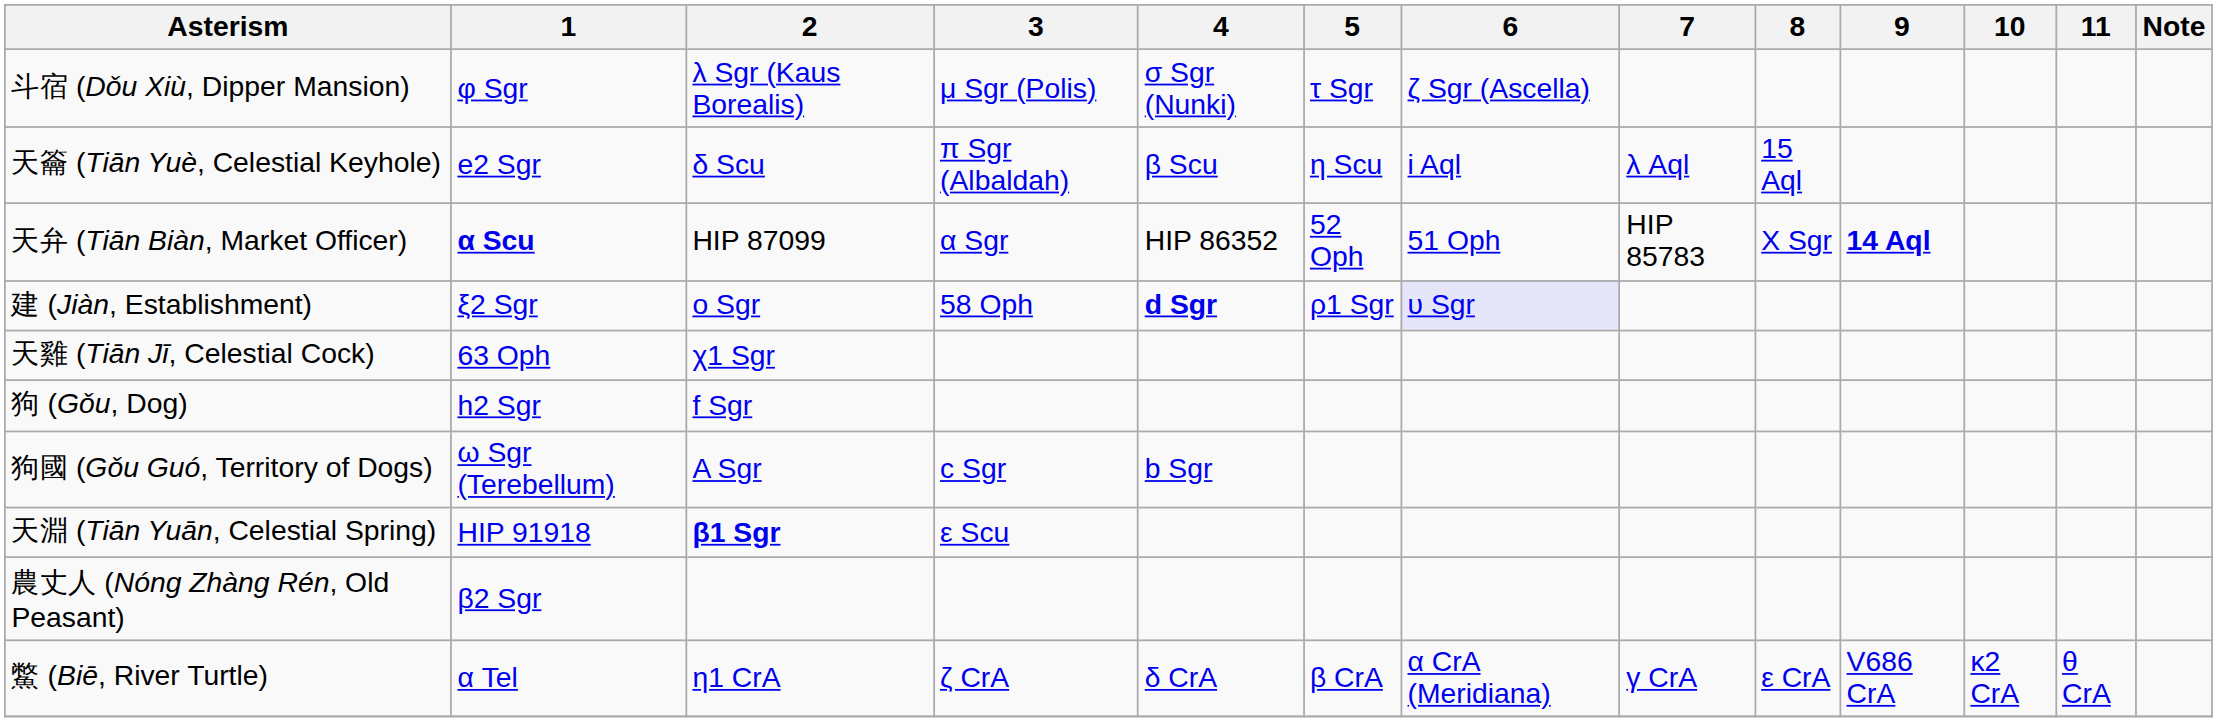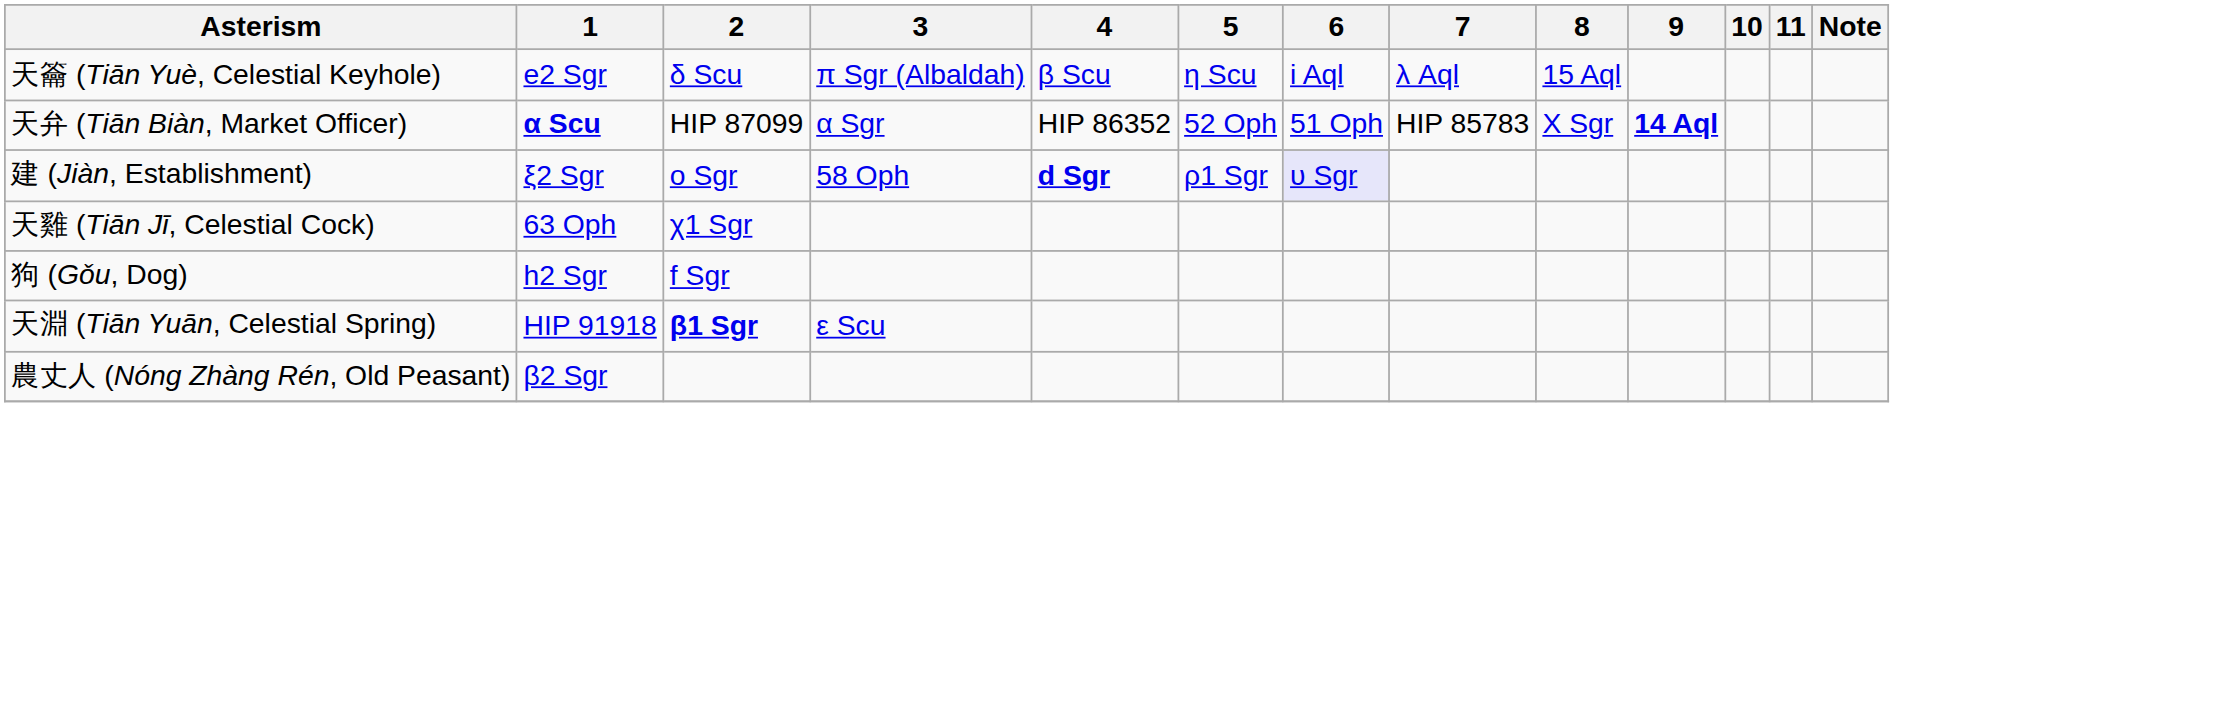- row: (211, 86)
- row: (222, 467)
- row: (140, 676)
